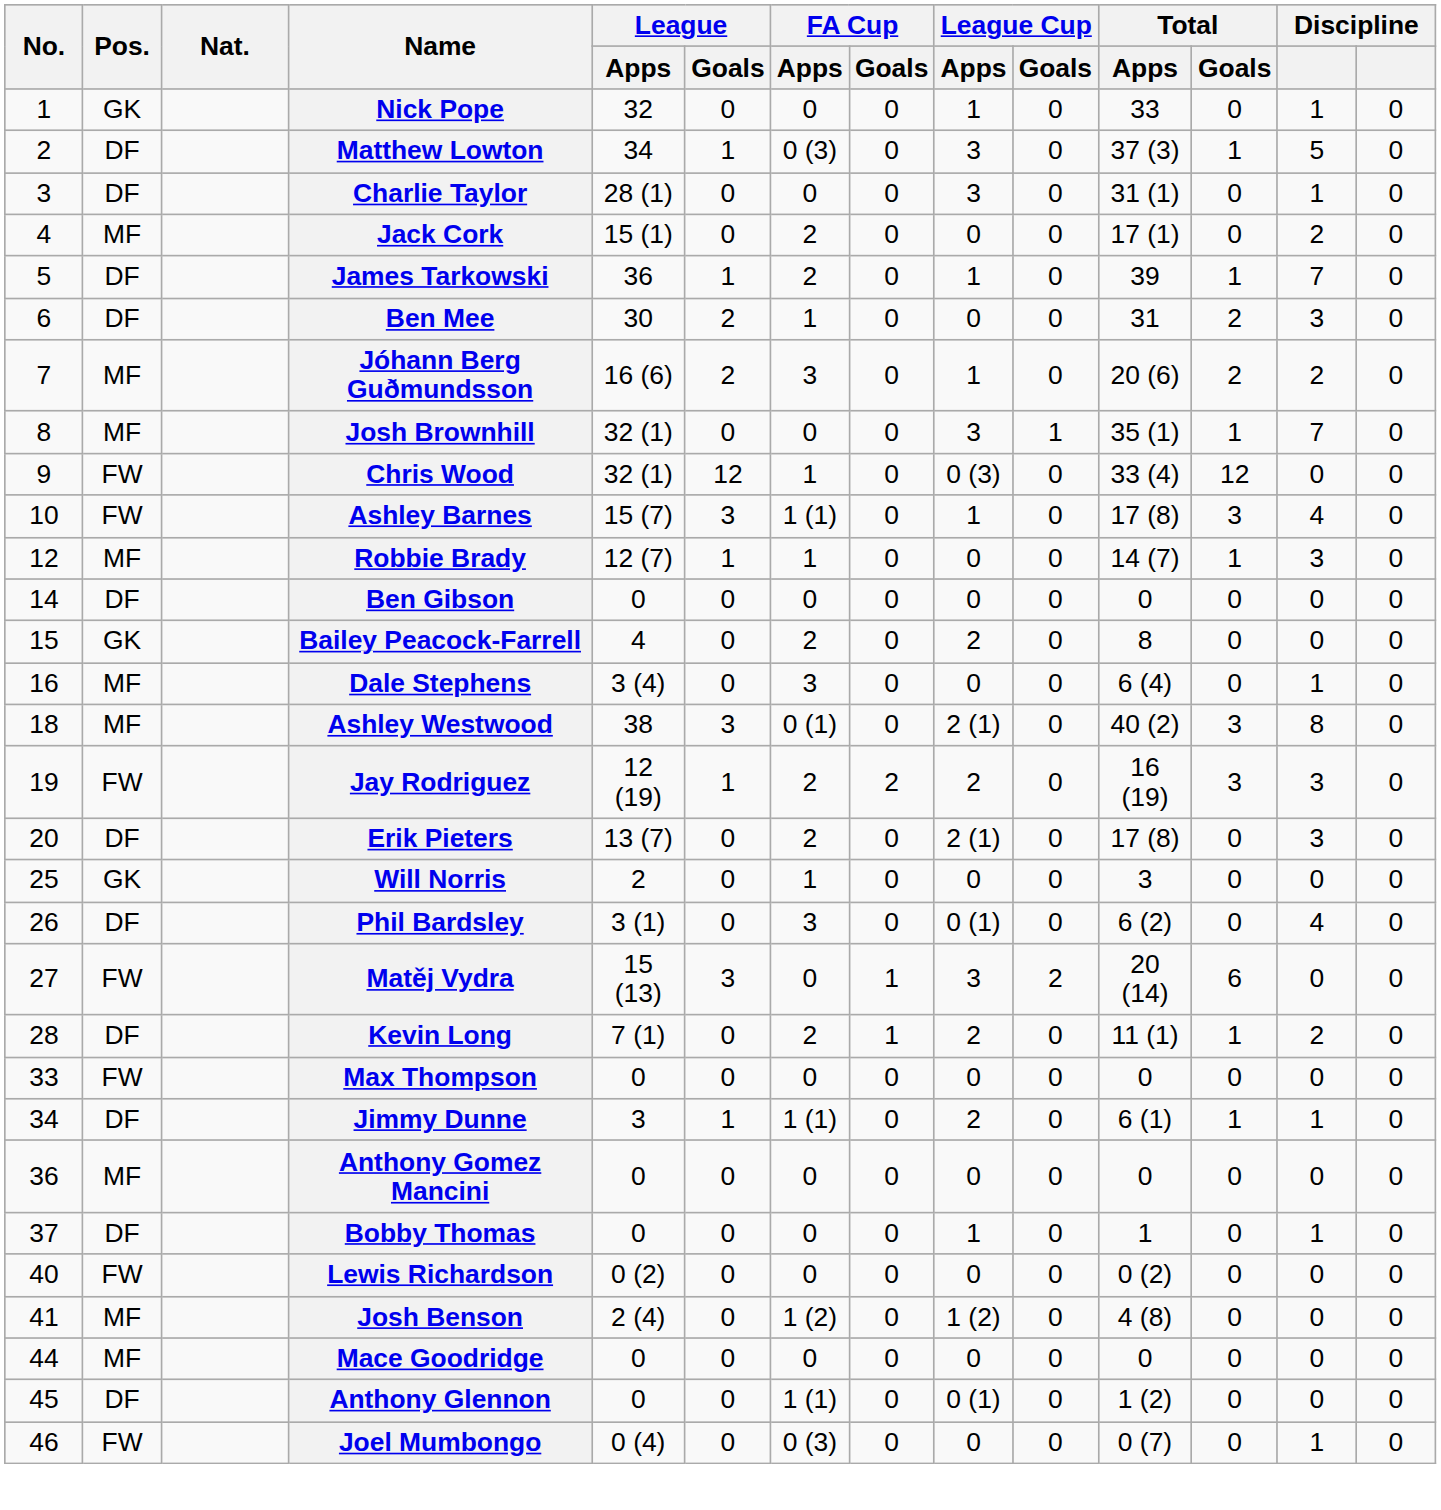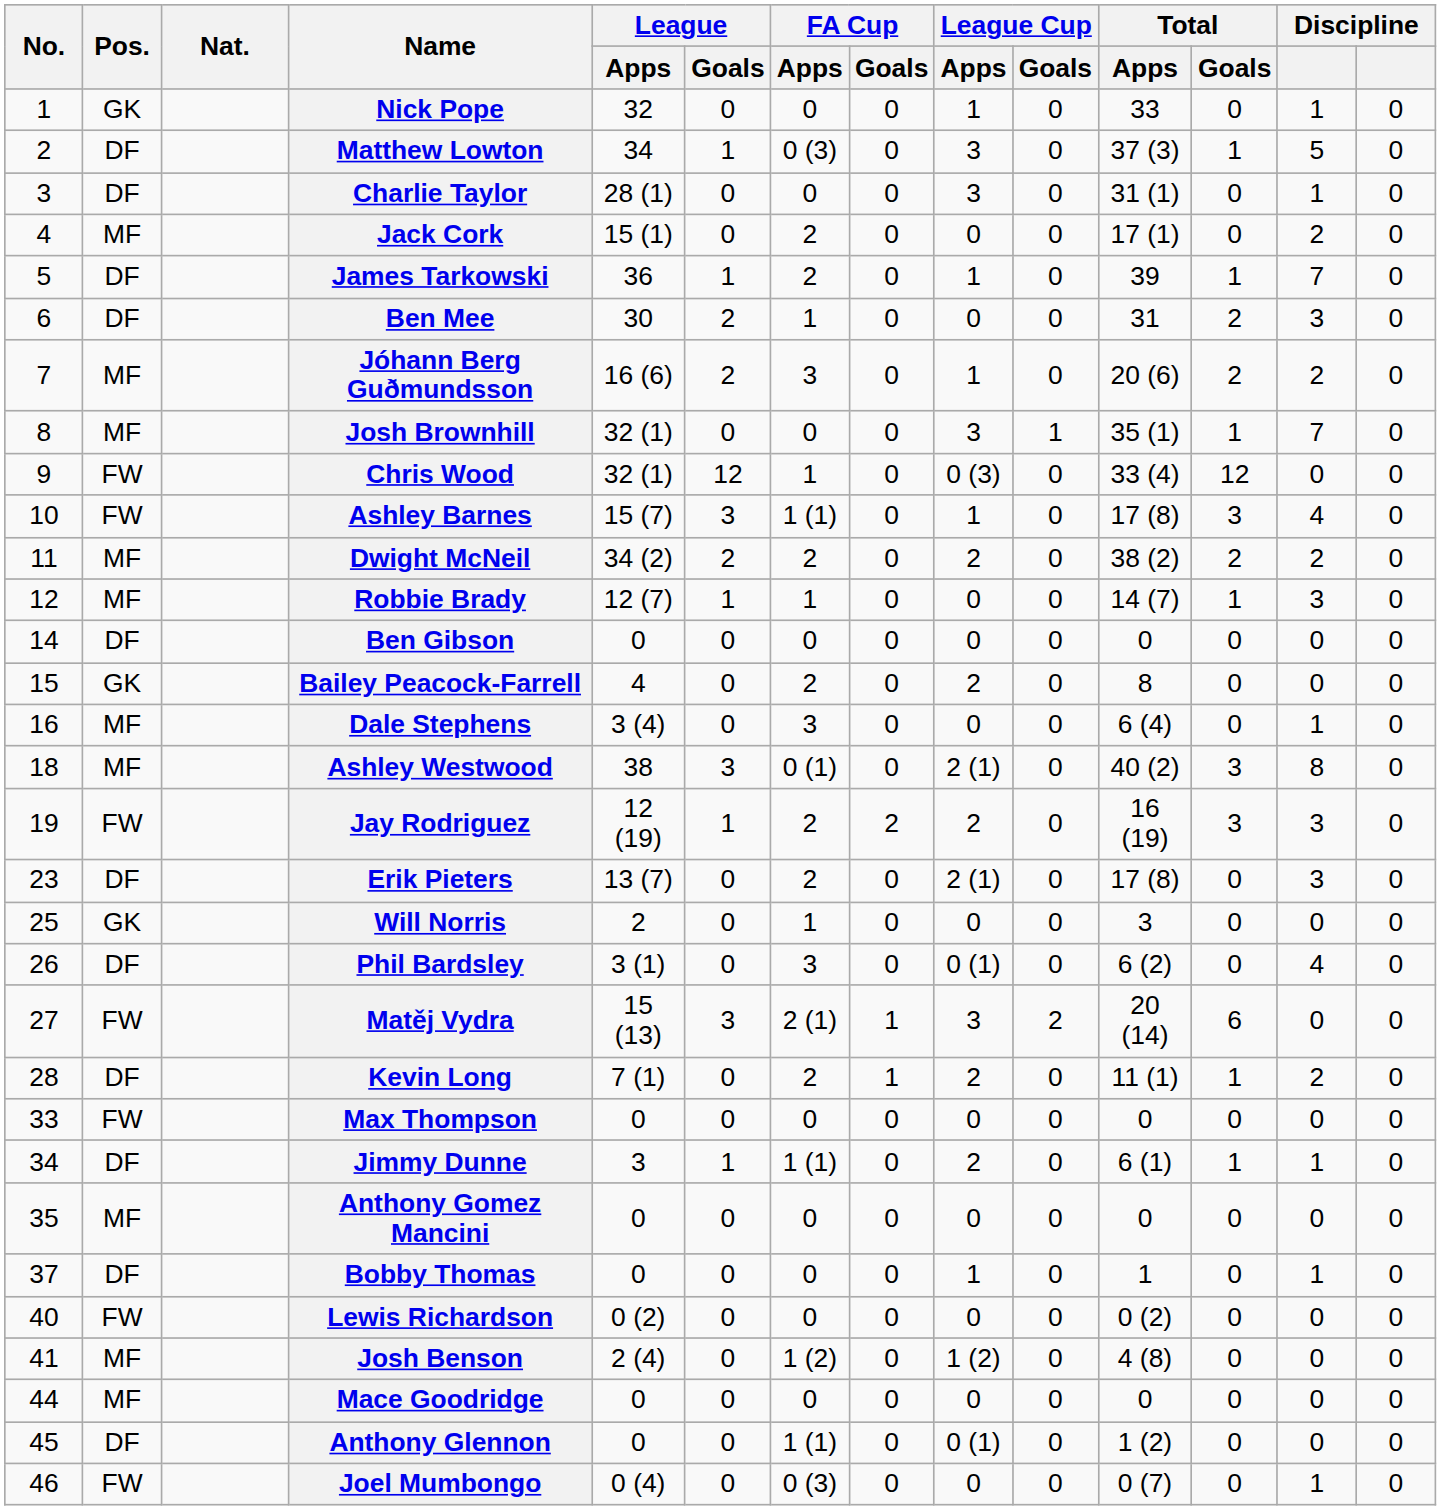+ row: (440, 557)
(44, 838) 20 -> (44, 880) 23
(810, 978) 0 -> (810, 1020) 2 (1)
(44, 1176) 36 -> (44, 1217) 35
